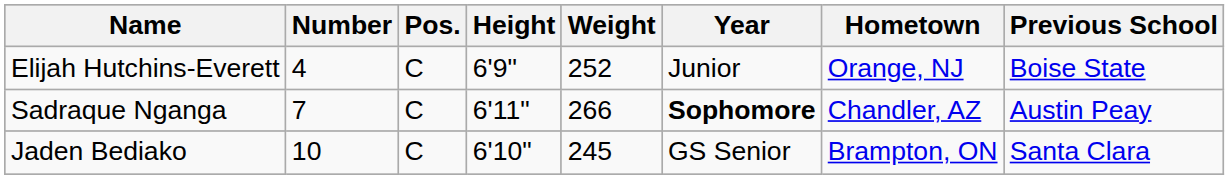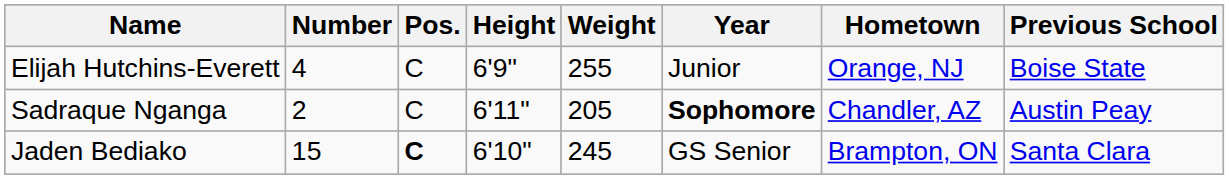(590, 67) 252 -> (590, 67) 255
(299, 109) 7 -> (299, 109) 2
(590, 109) 266 -> (590, 109) 205
(307, 151) 10 -> (307, 151) 15
(414, 151) normal -> (414, 151) bold
